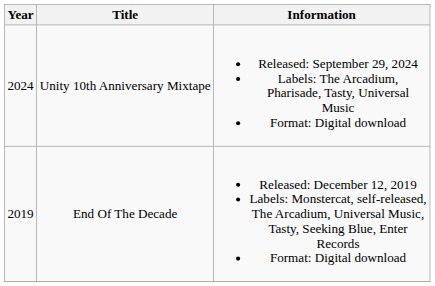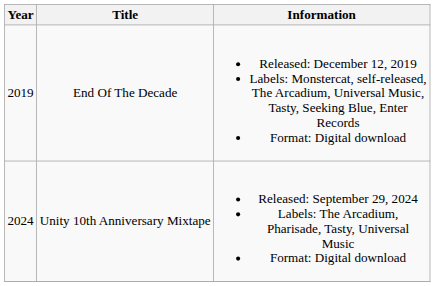rows swapped: (125, 213) <-> (125, 85)
